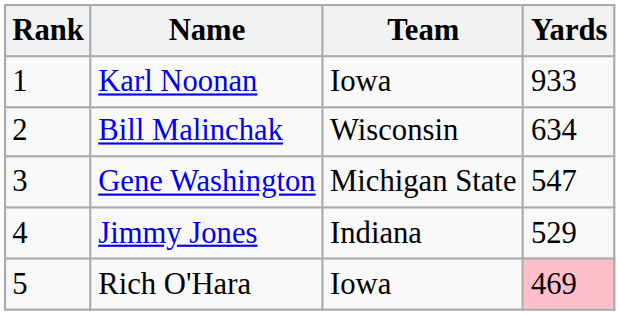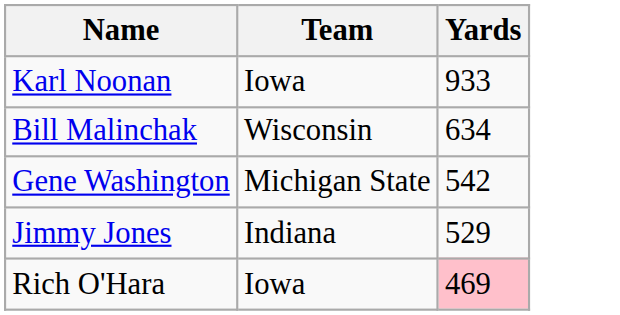- column: (48, 30)
(554, 181) 547 -> (468, 181) 542
